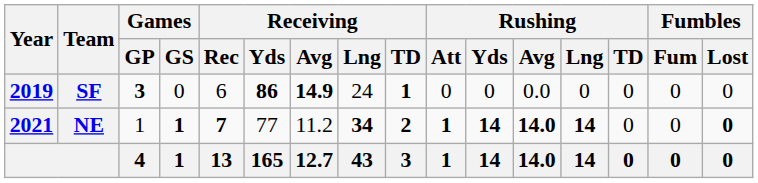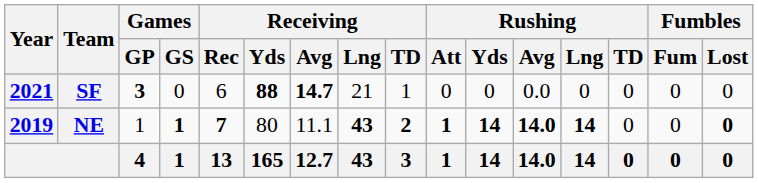(31, 90) 2019 -> (31, 90) 2021
(267, 90) 86 -> (267, 90) 88
(314, 90) 14.9 -> (314, 90) 14.7
(362, 90) 24 -> (362, 90) 21
(406, 90) bold -> (406, 90) normal
(31, 125) 2021 -> (31, 125) 2019
(267, 125) 77 -> (267, 125) 80
(314, 125) 11.2 -> (314, 125) 11.1
(362, 125) 34 -> (362, 125) 43
